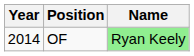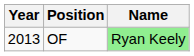(24, 39) 2014 -> (24, 39) 2013
